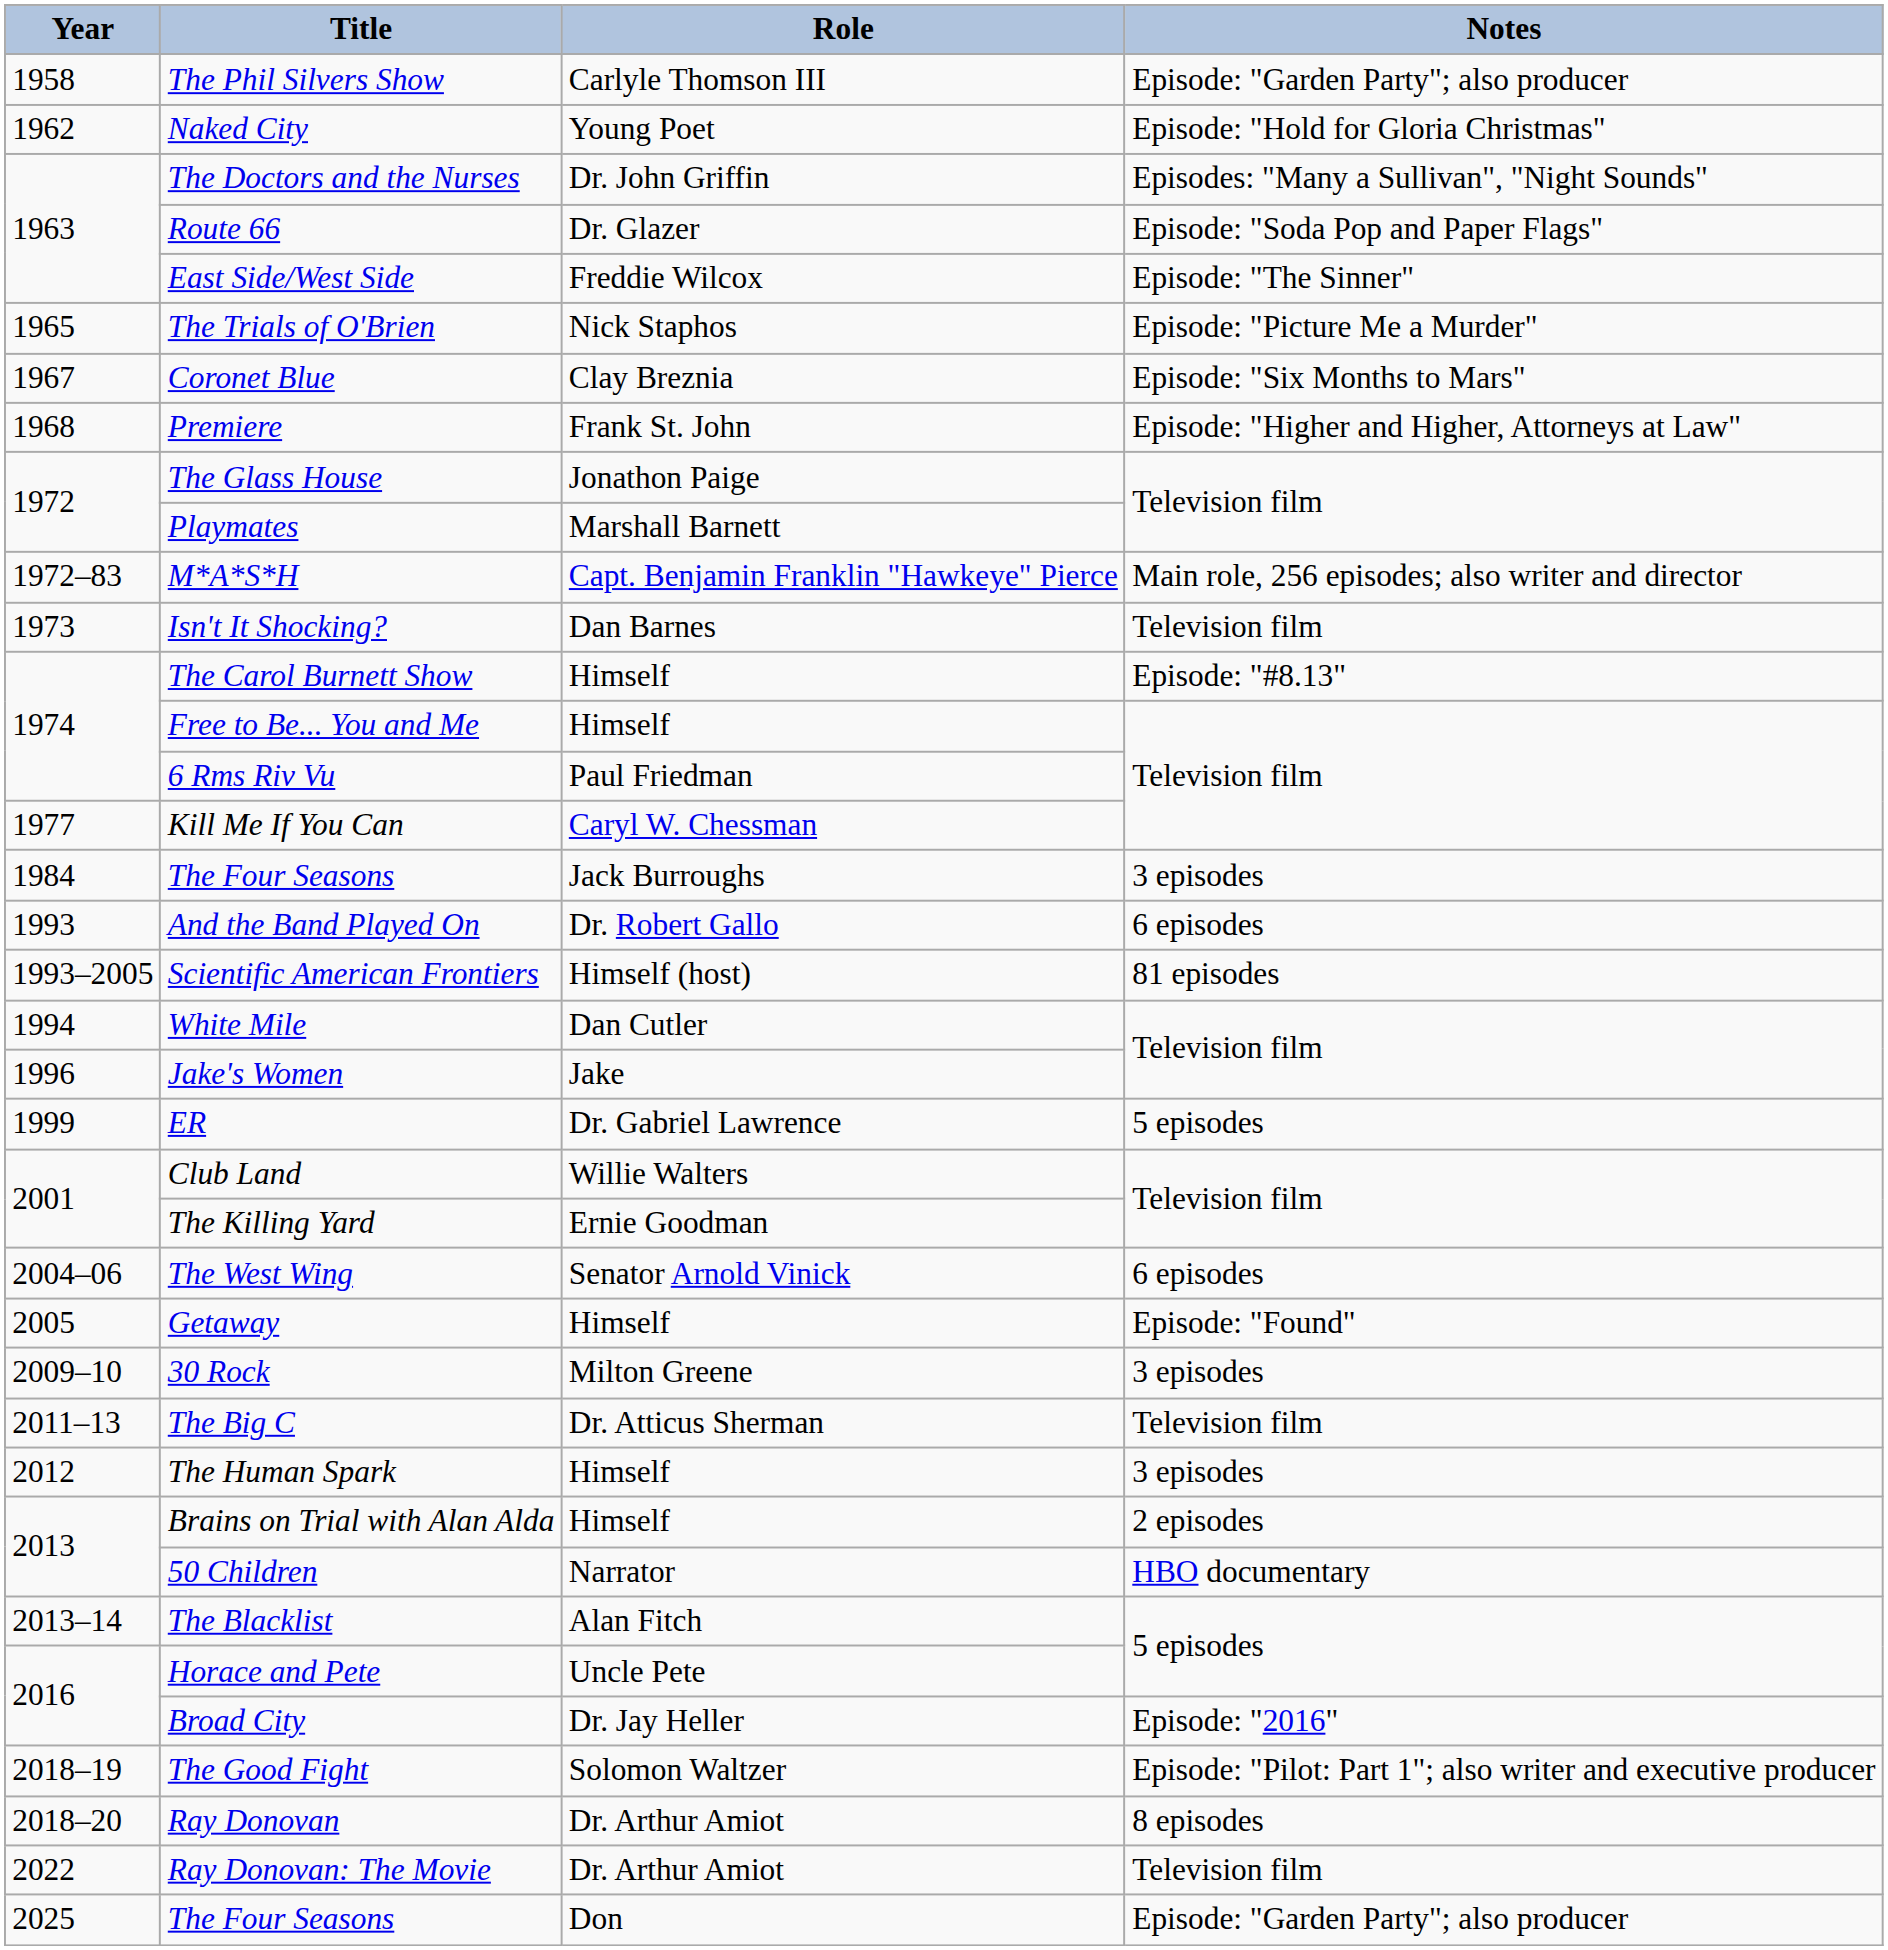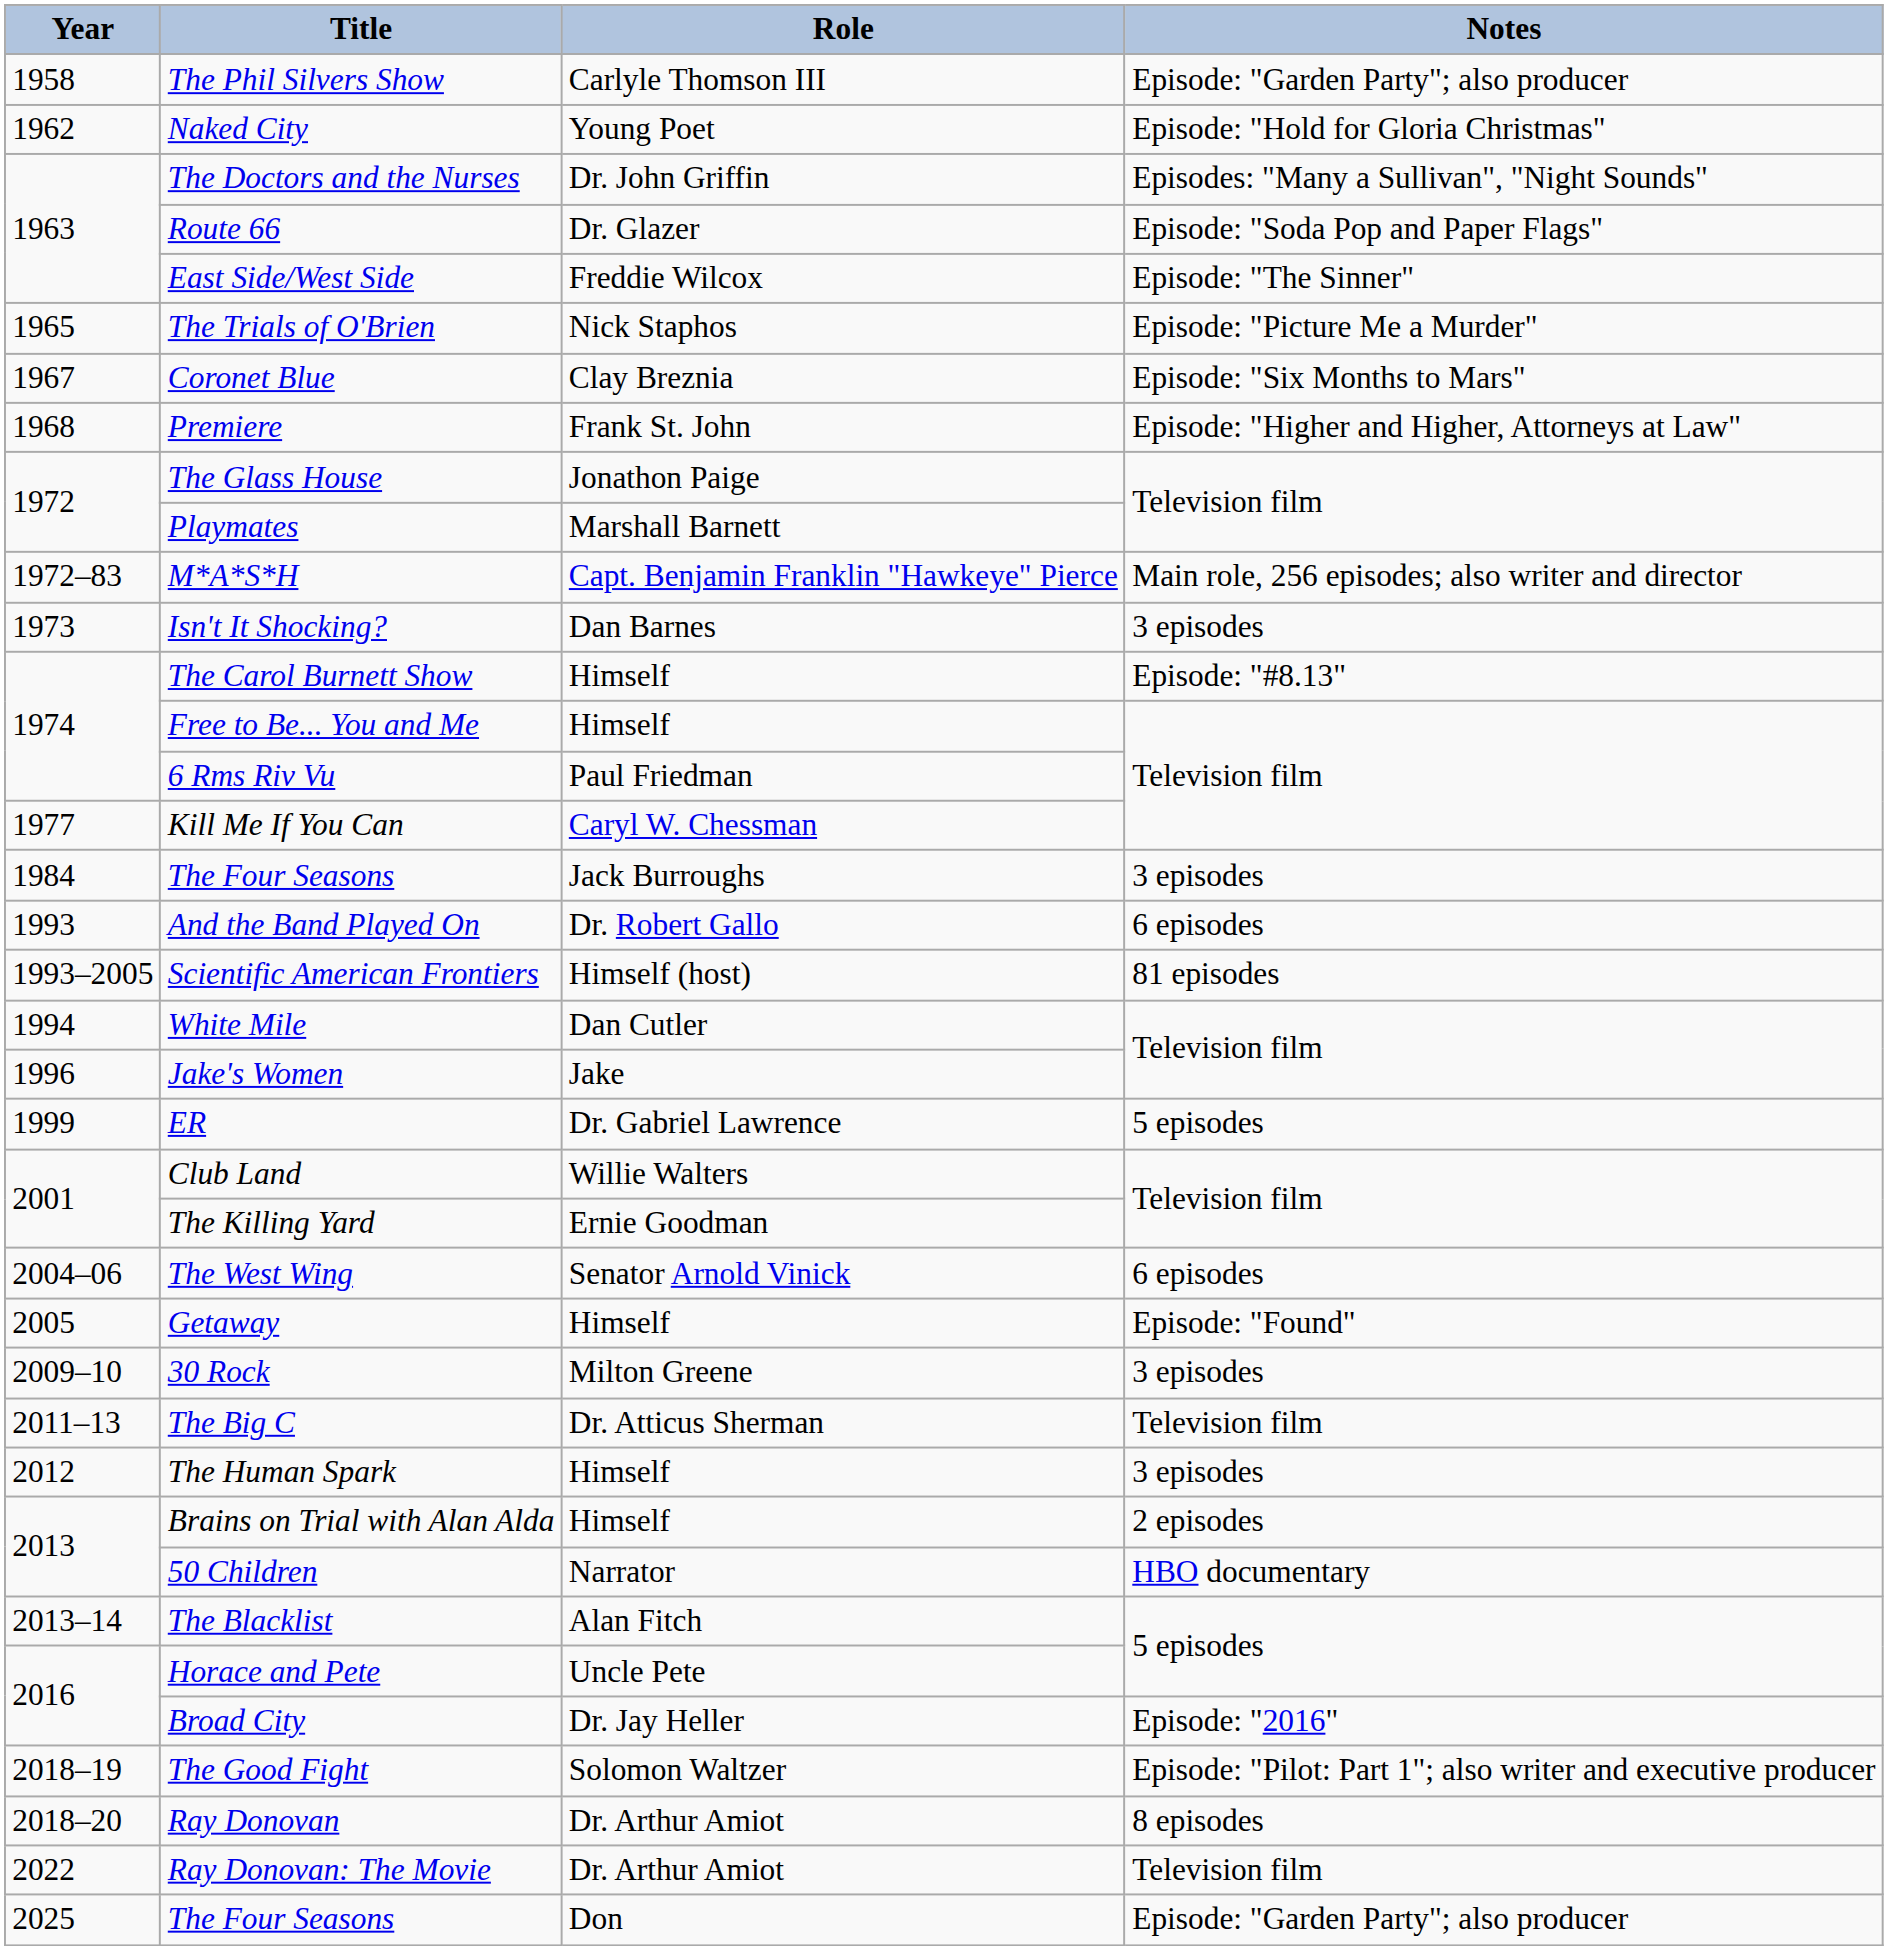(1227, 626) Television film -> (1198, 626) 3 episodes
